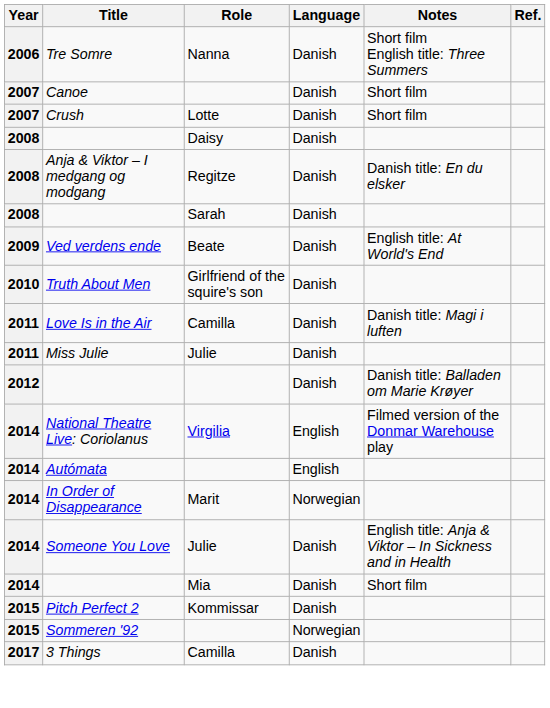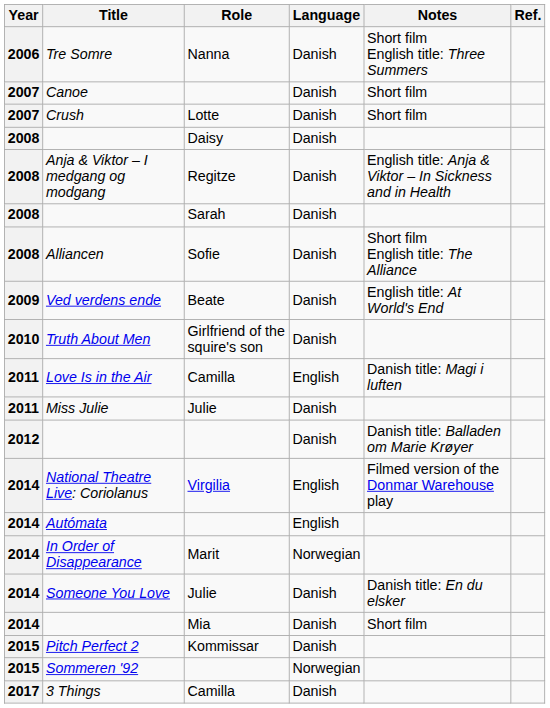(425, 176) Danish title: En du elsker -> (429, 176) English title: Anja & Viktor – In Sickness and in Health
+ row: (75, 253)
(315, 323) Danish -> (316, 377) English
(429, 546) English title: Anja & Viktor – In Sickness and in Health -> (425, 593) Danish title: En du elsker
